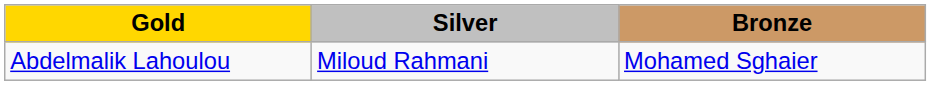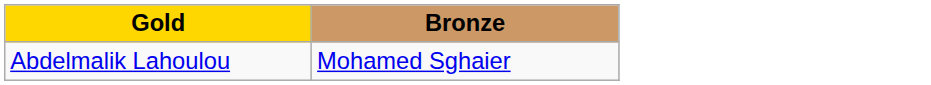- column: (465, 23)
